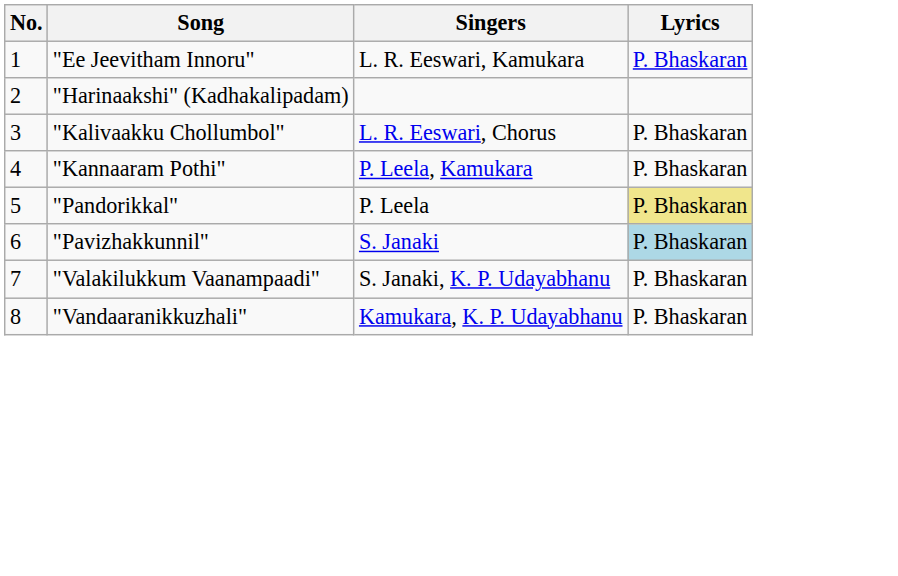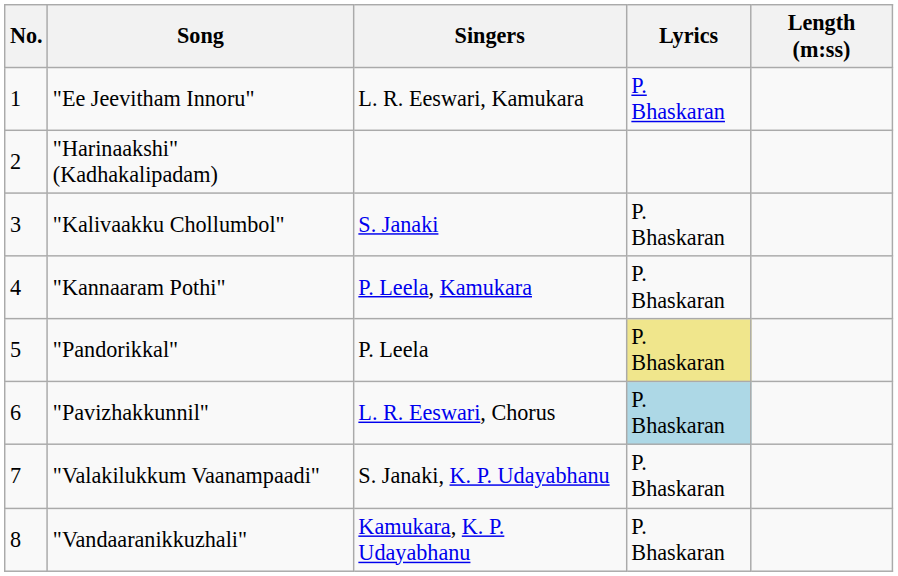+ column: (822, 36)
(457, 132) L. R. Eeswari, Chorus -> (398, 224) S. Janaki
(399, 242) S. Janaki -> (457, 413) L. R. Eeswari, Chorus
